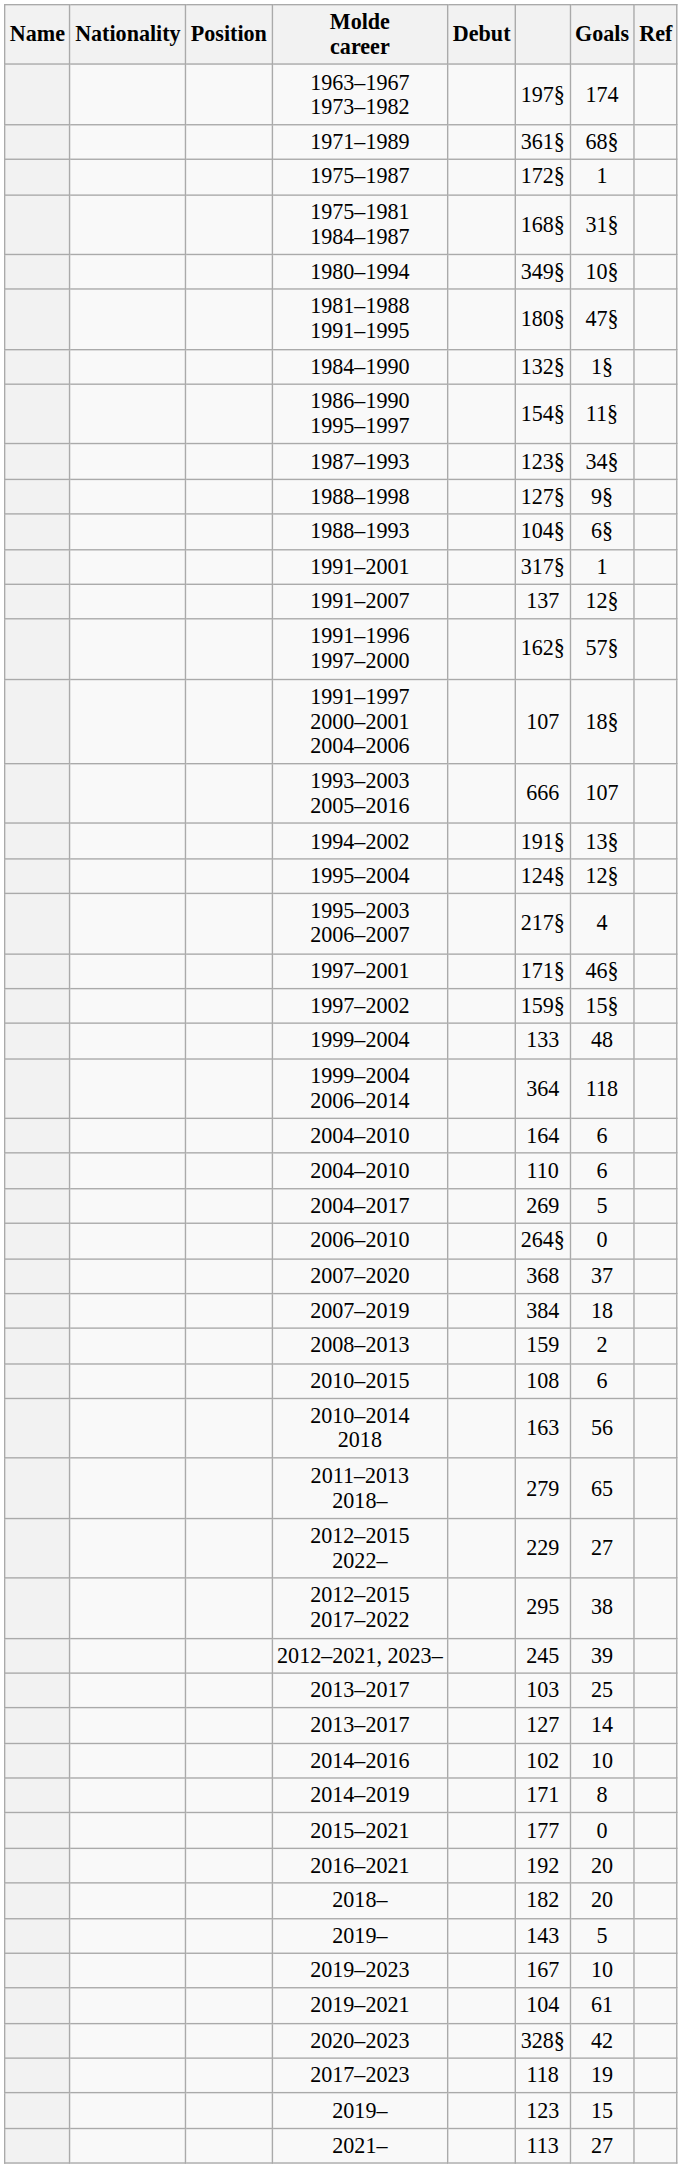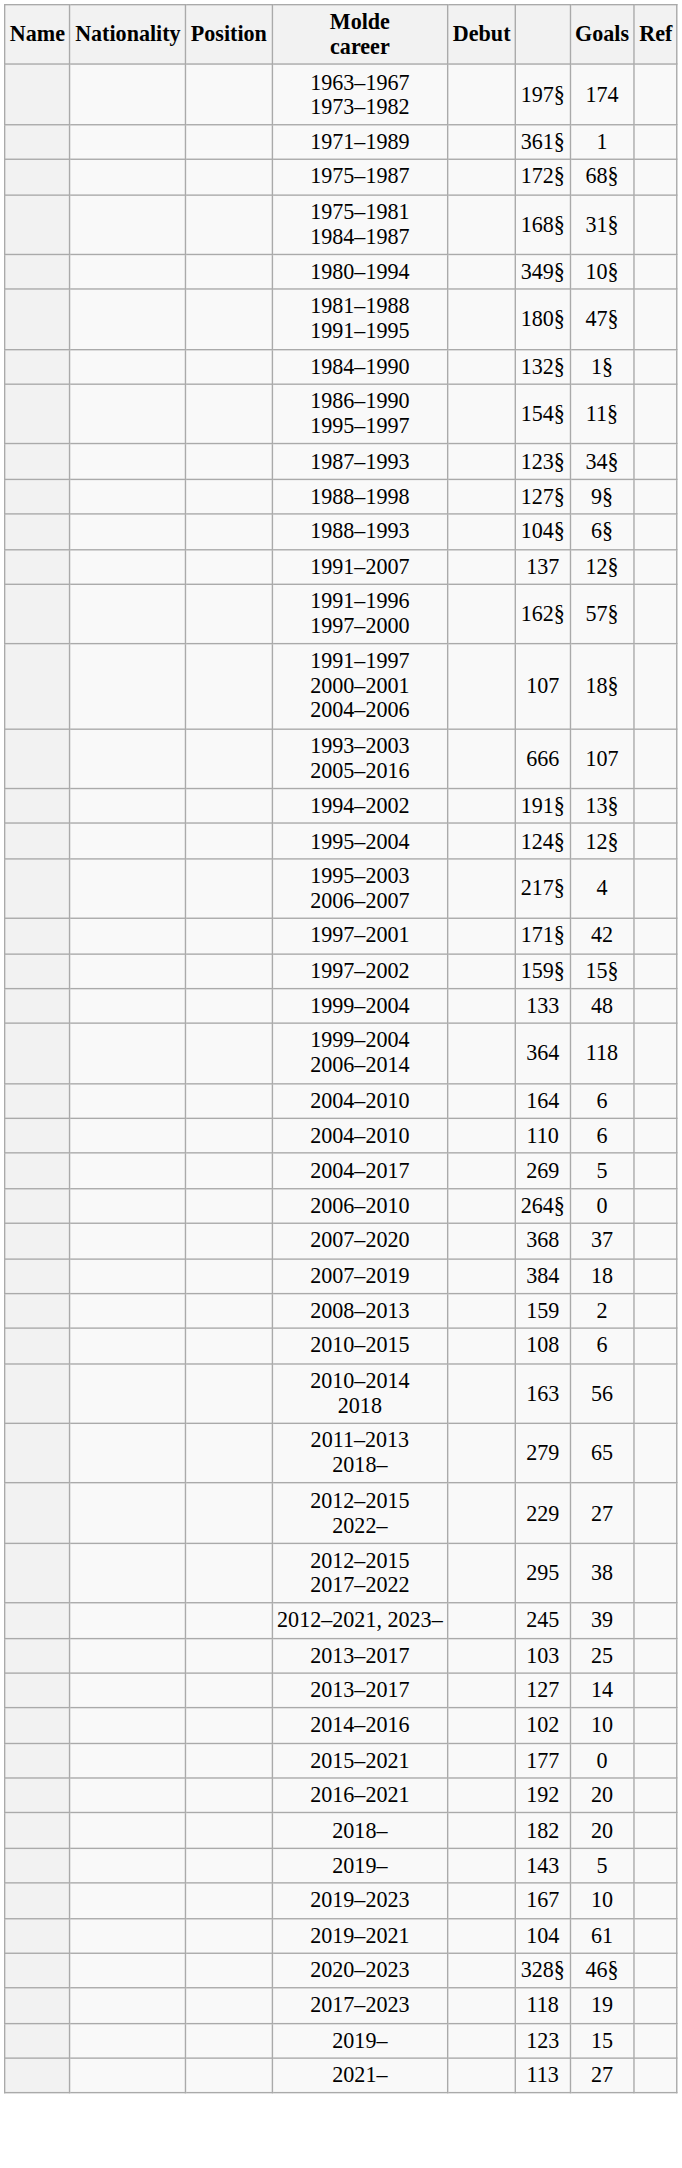(602, 141) 68§ -> (602, 141) 1
(602, 176) 1 -> (602, 176) 68§
- row: (37, 567)
(602, 970) 46§ -> (602, 935) 42
- row: (37, 1795)
(602, 2040) 42 -> (602, 1970) 46§
